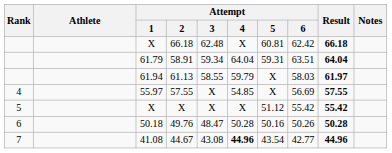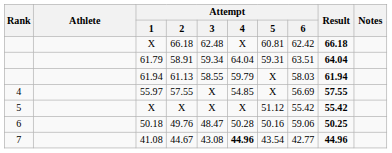(336, 76) 61.97 -> (336, 76) 61.94
(303, 124) 50.26 -> (303, 124) 59.06
(336, 124) 50.28 -> (336, 124) 50.25
